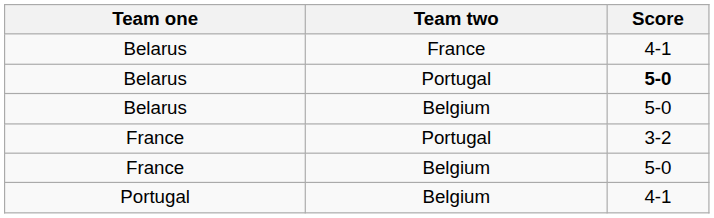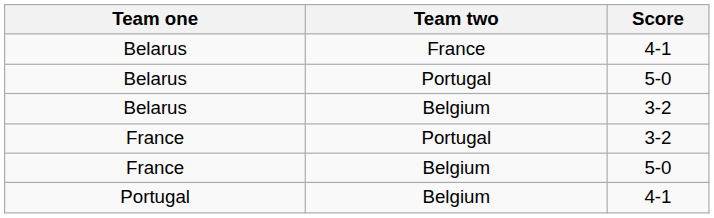(658, 78) bold -> (658, 78) normal
(658, 108) 5-0 -> (658, 108) 3-2
